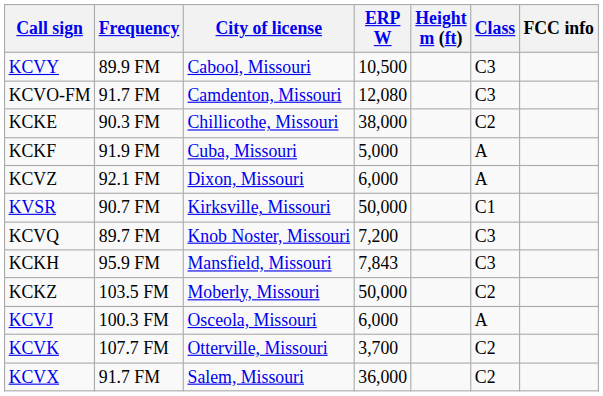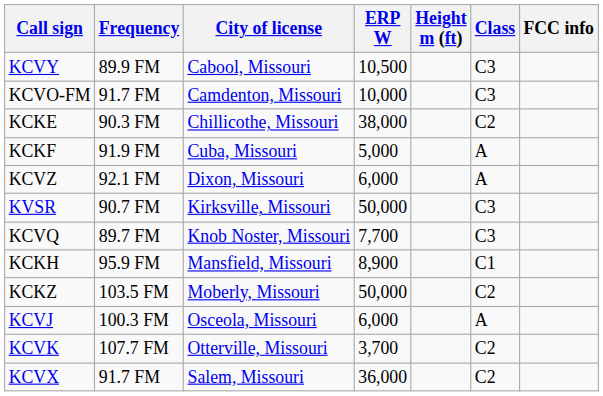(383, 94) 12,080 -> (383, 94) 10,000
(485, 207) C1 -> (485, 207) C3
(378, 235) 7,200 -> (378, 235) 7,700
(378, 263) 7,843 -> (378, 263) 8,900
(485, 263) C3 -> (485, 263) C1
